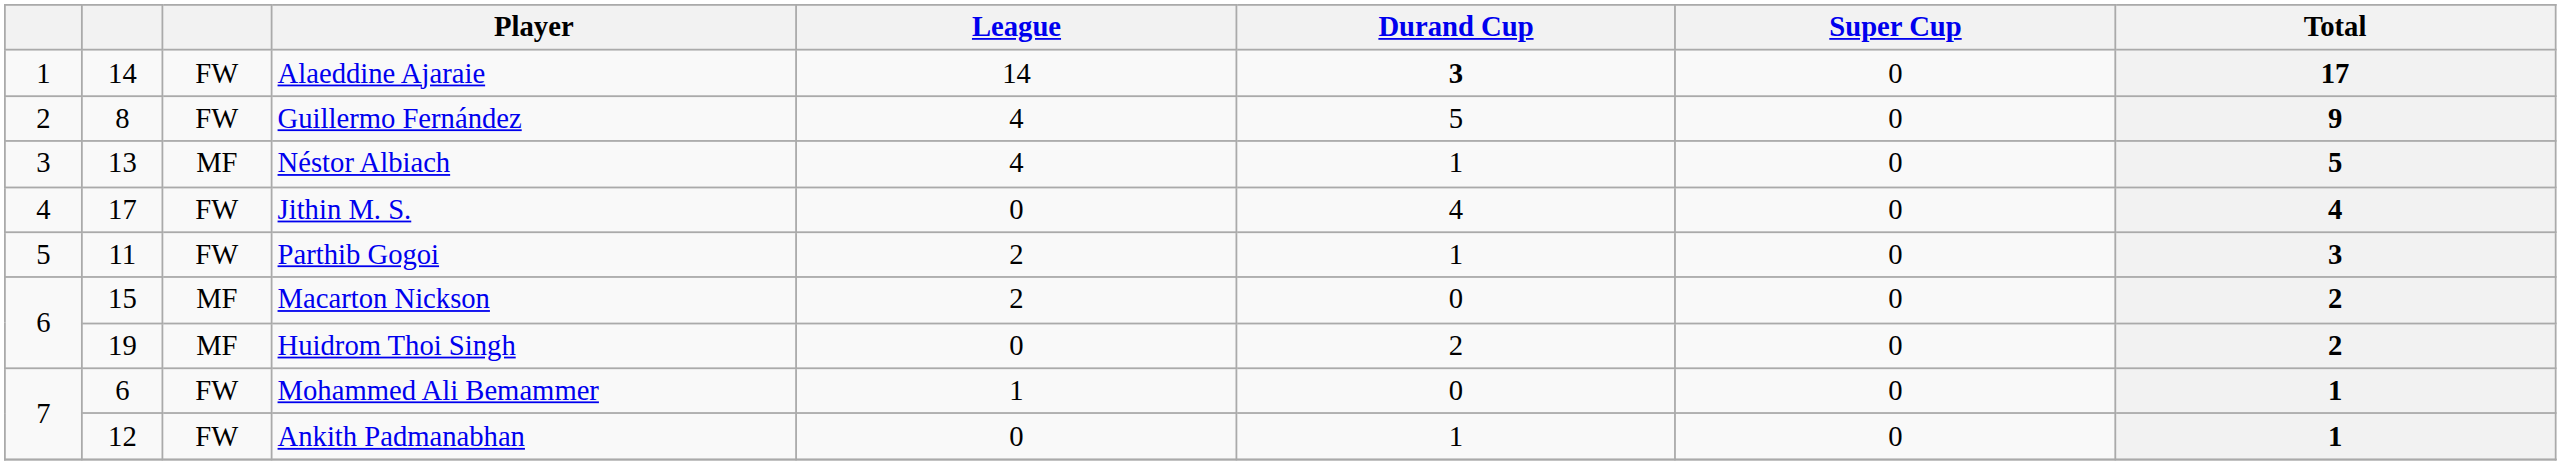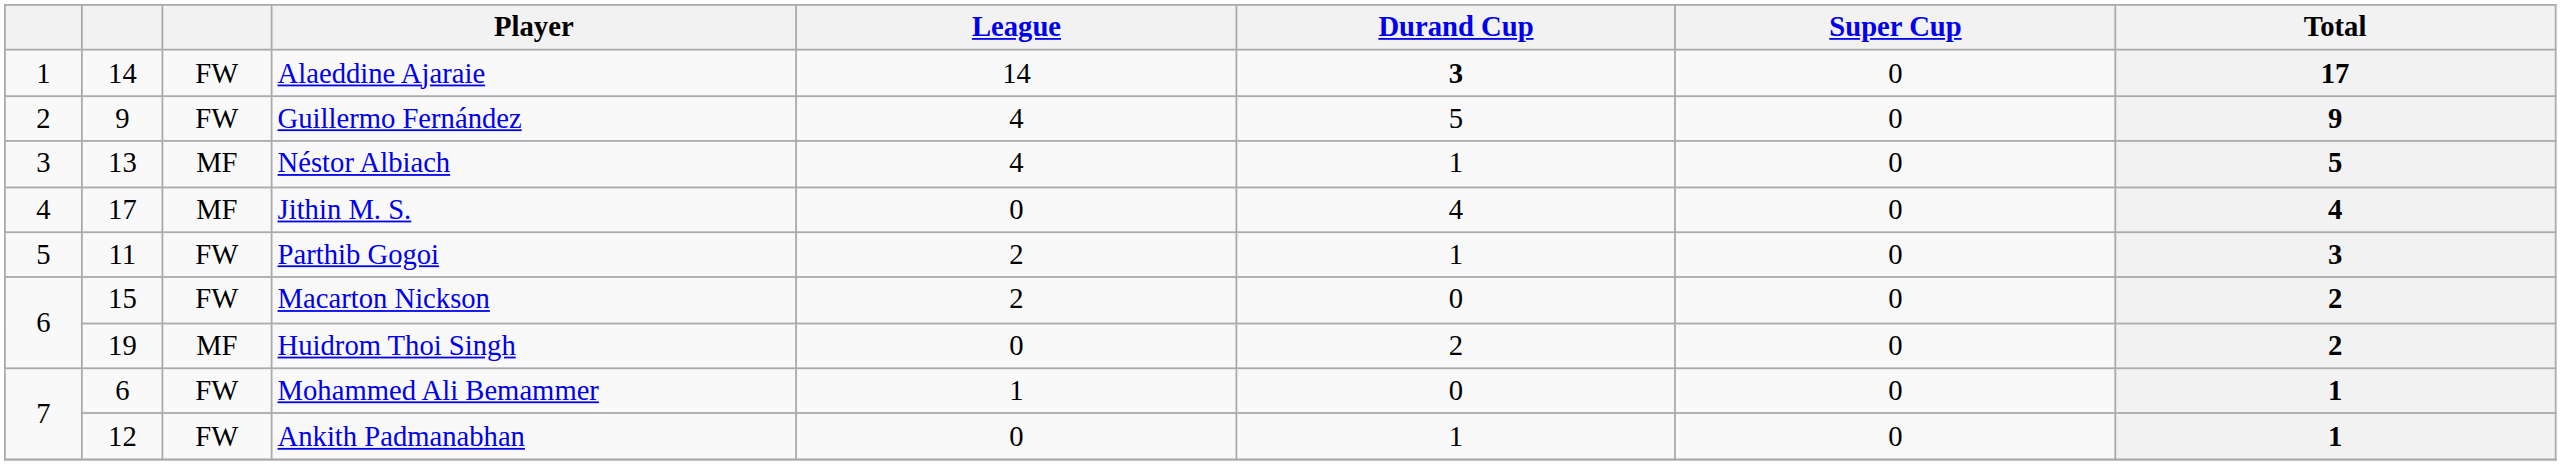(122, 118) 8 -> (122, 118) 9
(217, 208) FW -> (217, 208) MF
(217, 299) MF -> (217, 299) FW
